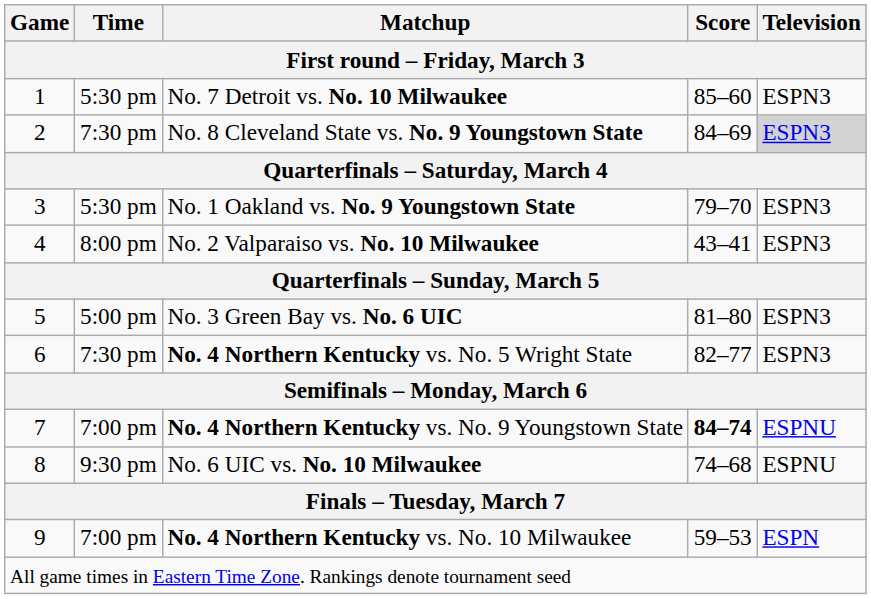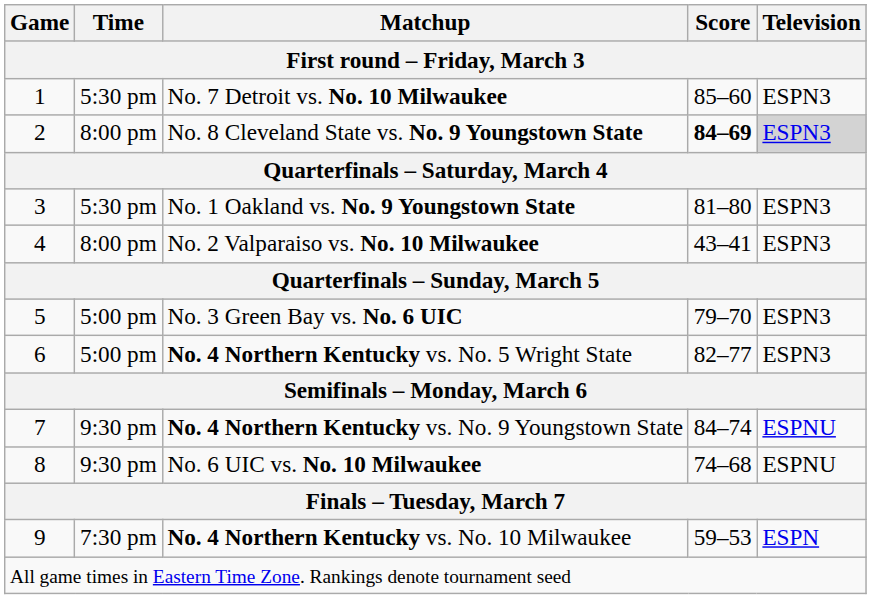(118, 133) 7:30 pm -> (118, 133) 8:00 pm
(723, 133) normal -> (723, 133) bold
(723, 206) 79–70 -> (723, 206) 81–80
(723, 317) 81–80 -> (723, 317) 79–70
(118, 354) 7:30 pm -> (118, 354) 5:00 pm
(118, 427) 7:00 pm -> (118, 427) 9:30 pm
(723, 427) bold -> (723, 427) normal
(118, 538) 7:00 pm -> (118, 538) 7:30 pm
